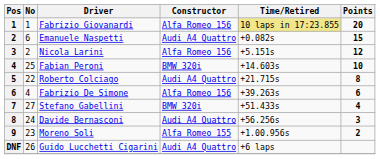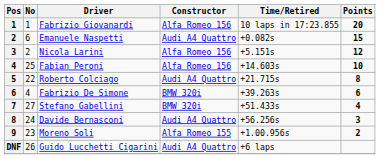(290, 25) khaki background -> (290, 25) no background
(182, 66) BMW 320i -> (197, 66) Alfa Romeo 156
(197, 93) Alfa Romeo 156 -> (182, 93) BMW 320i
